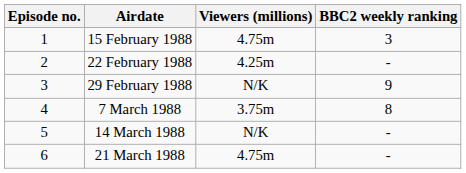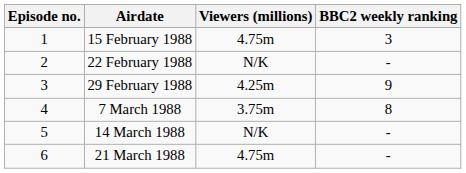(256, 62) 4.25m -> (256, 62) N/K
(256, 86) N/K -> (256, 86) 4.25m
